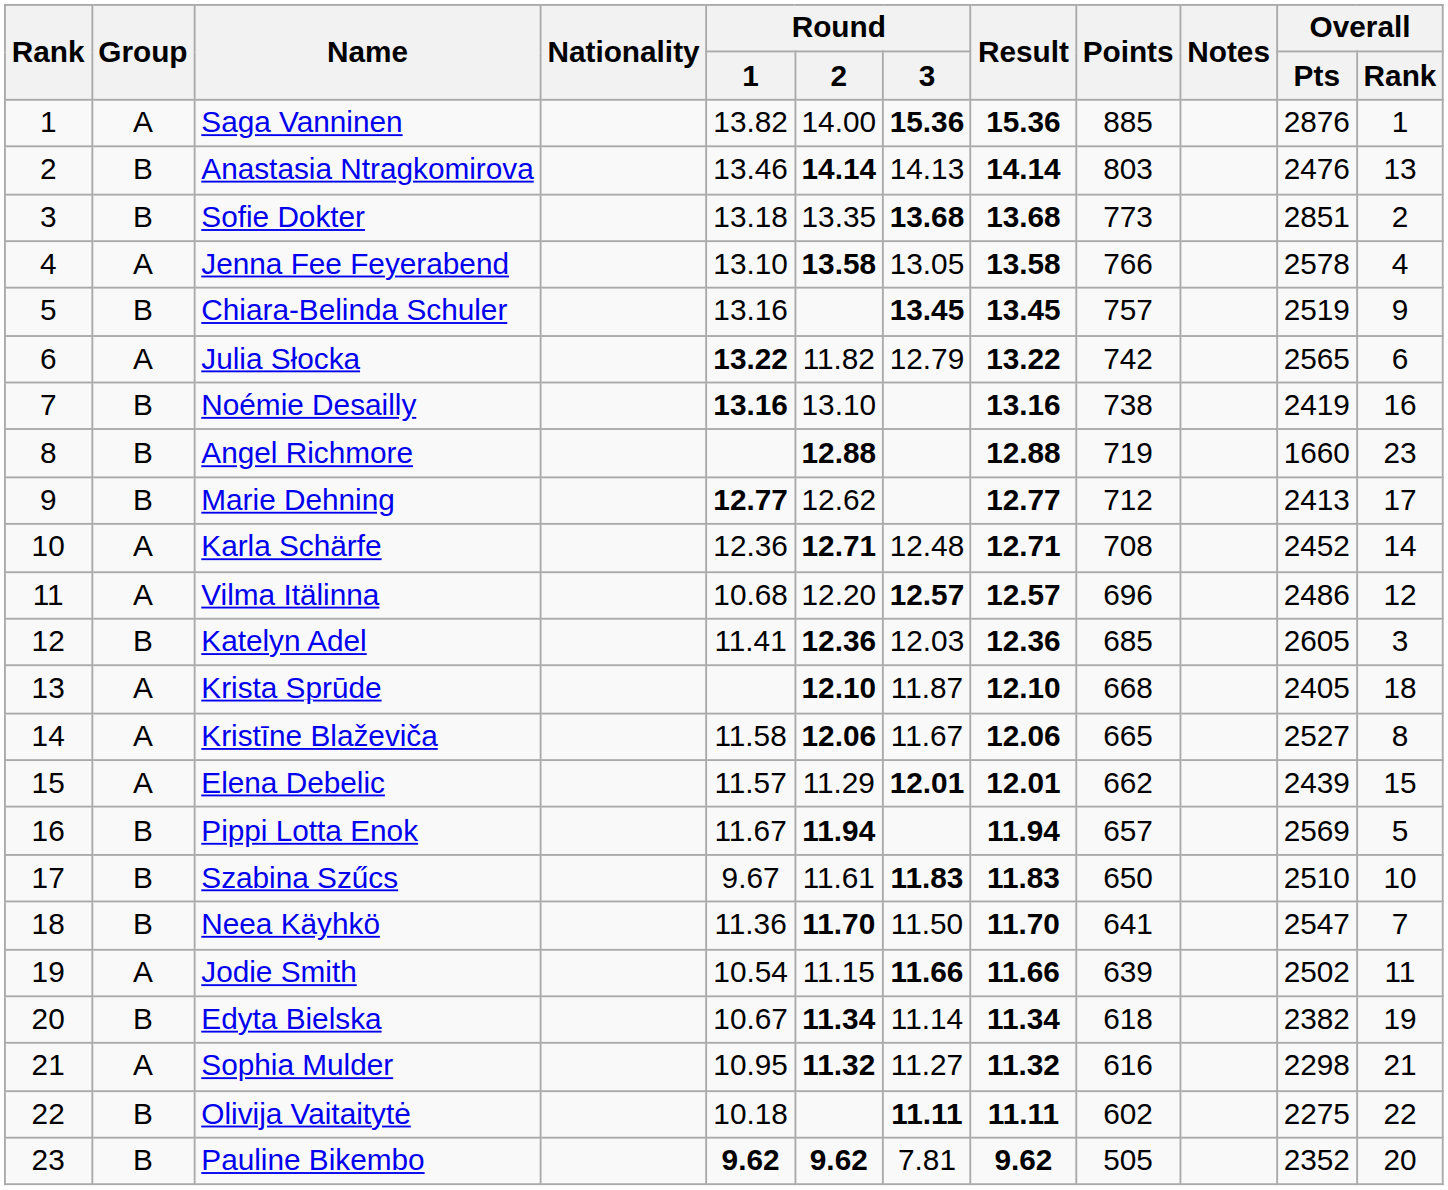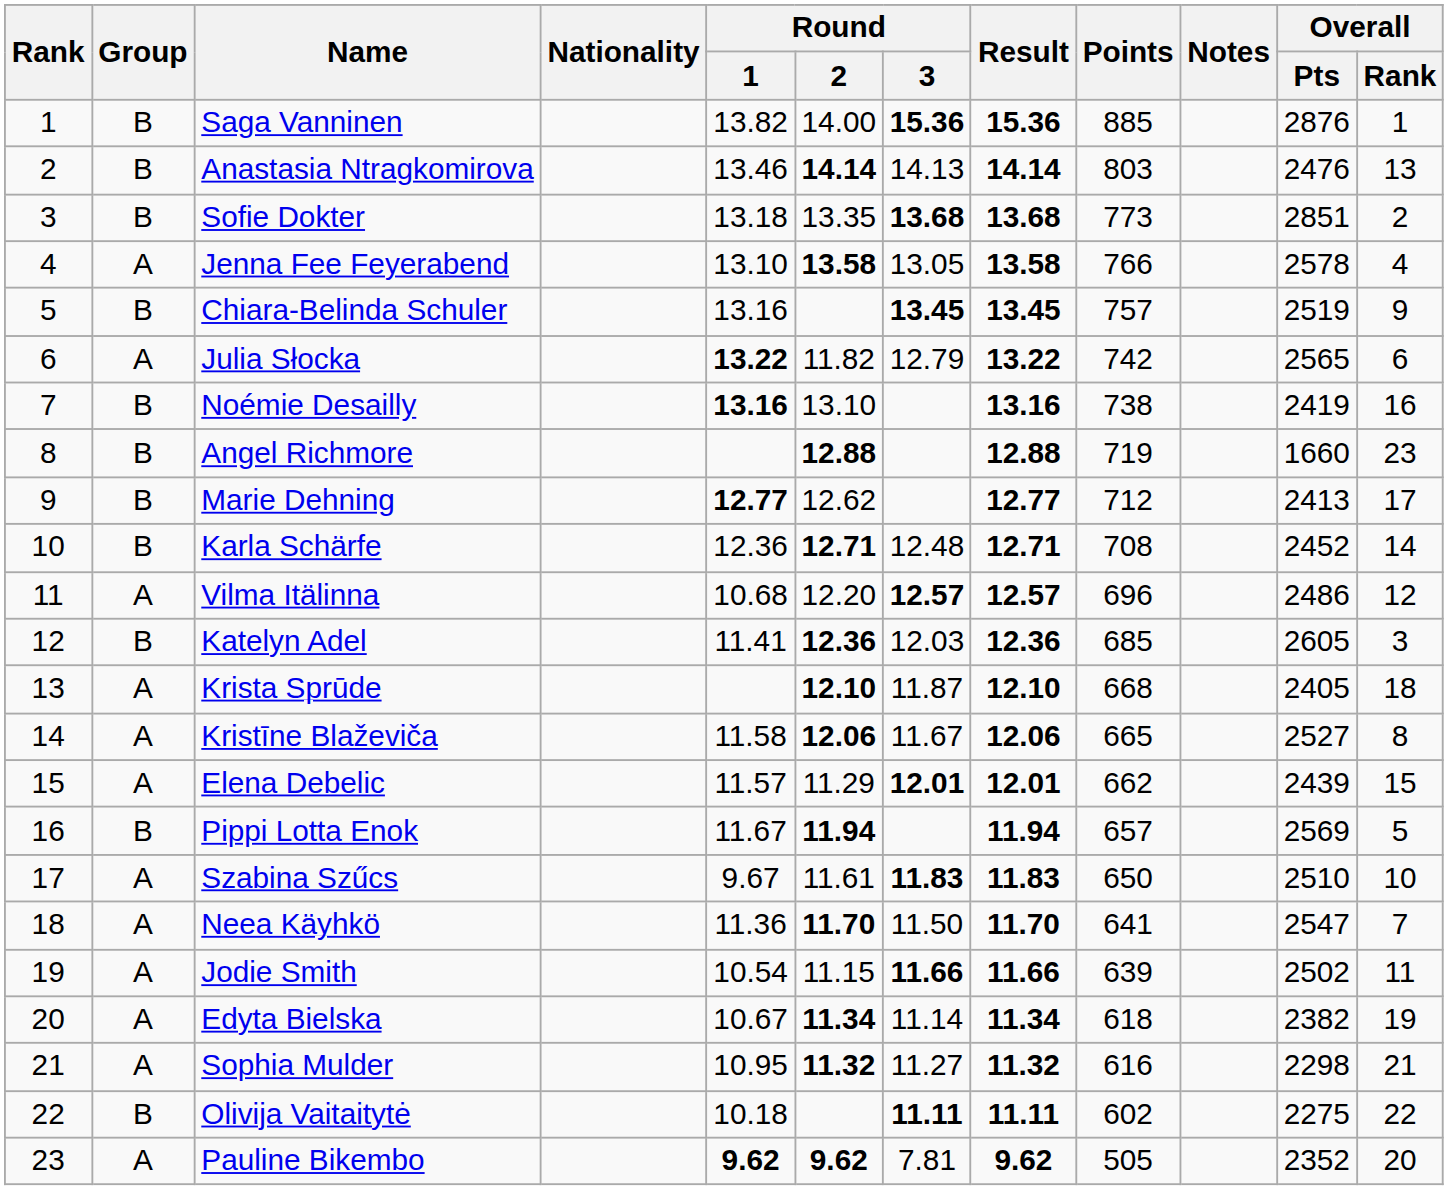(143, 122) A -> (143, 122) B
(143, 547) A -> (143, 547) B
(143, 877) B -> (143, 877) A
(143, 924) B -> (143, 924) A
(143, 1019) B -> (143, 1019) A
(143, 1160) B -> (143, 1160) A
